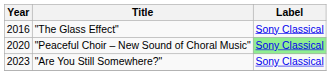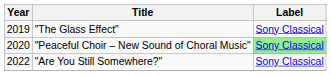(18, 29) 2016 -> (18, 29) 2019
(18, 62) 2023 -> (18, 62) 2022
